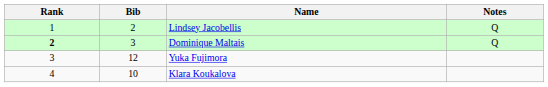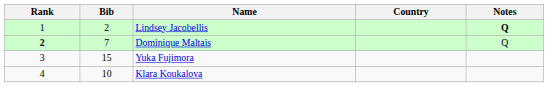+ column: (411, 12)
(495, 27) normal -> (505, 27) bold
(133, 43) 3 -> (107, 43) 7
(133, 58) 12 -> (107, 58) 15
